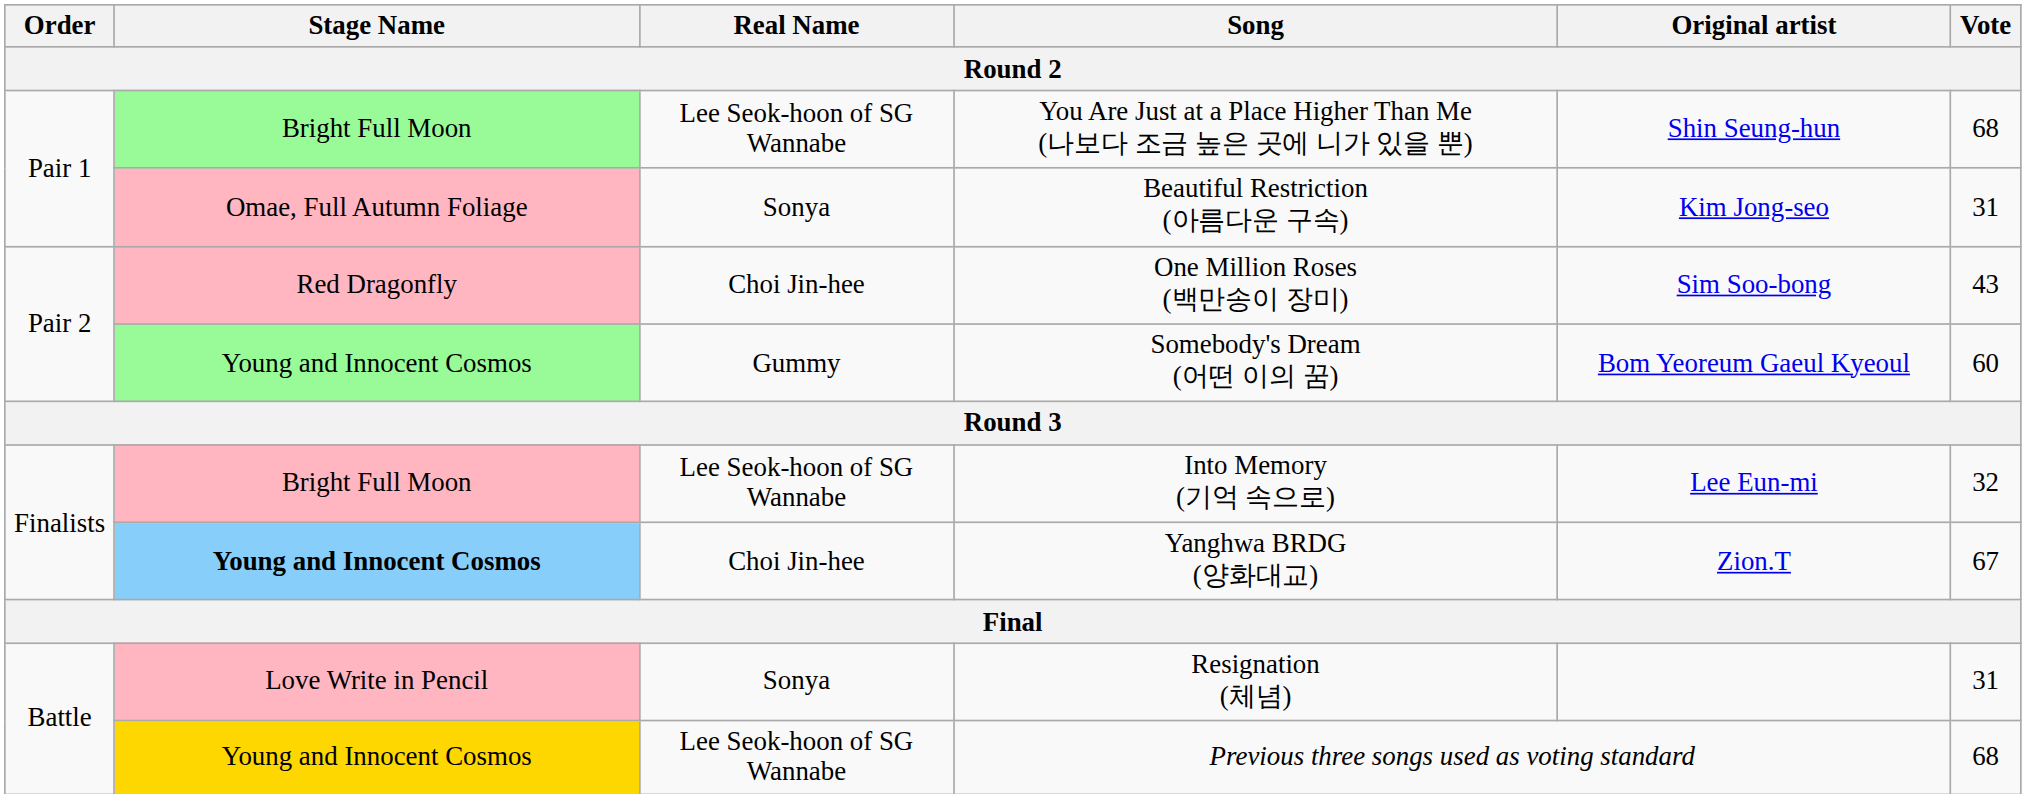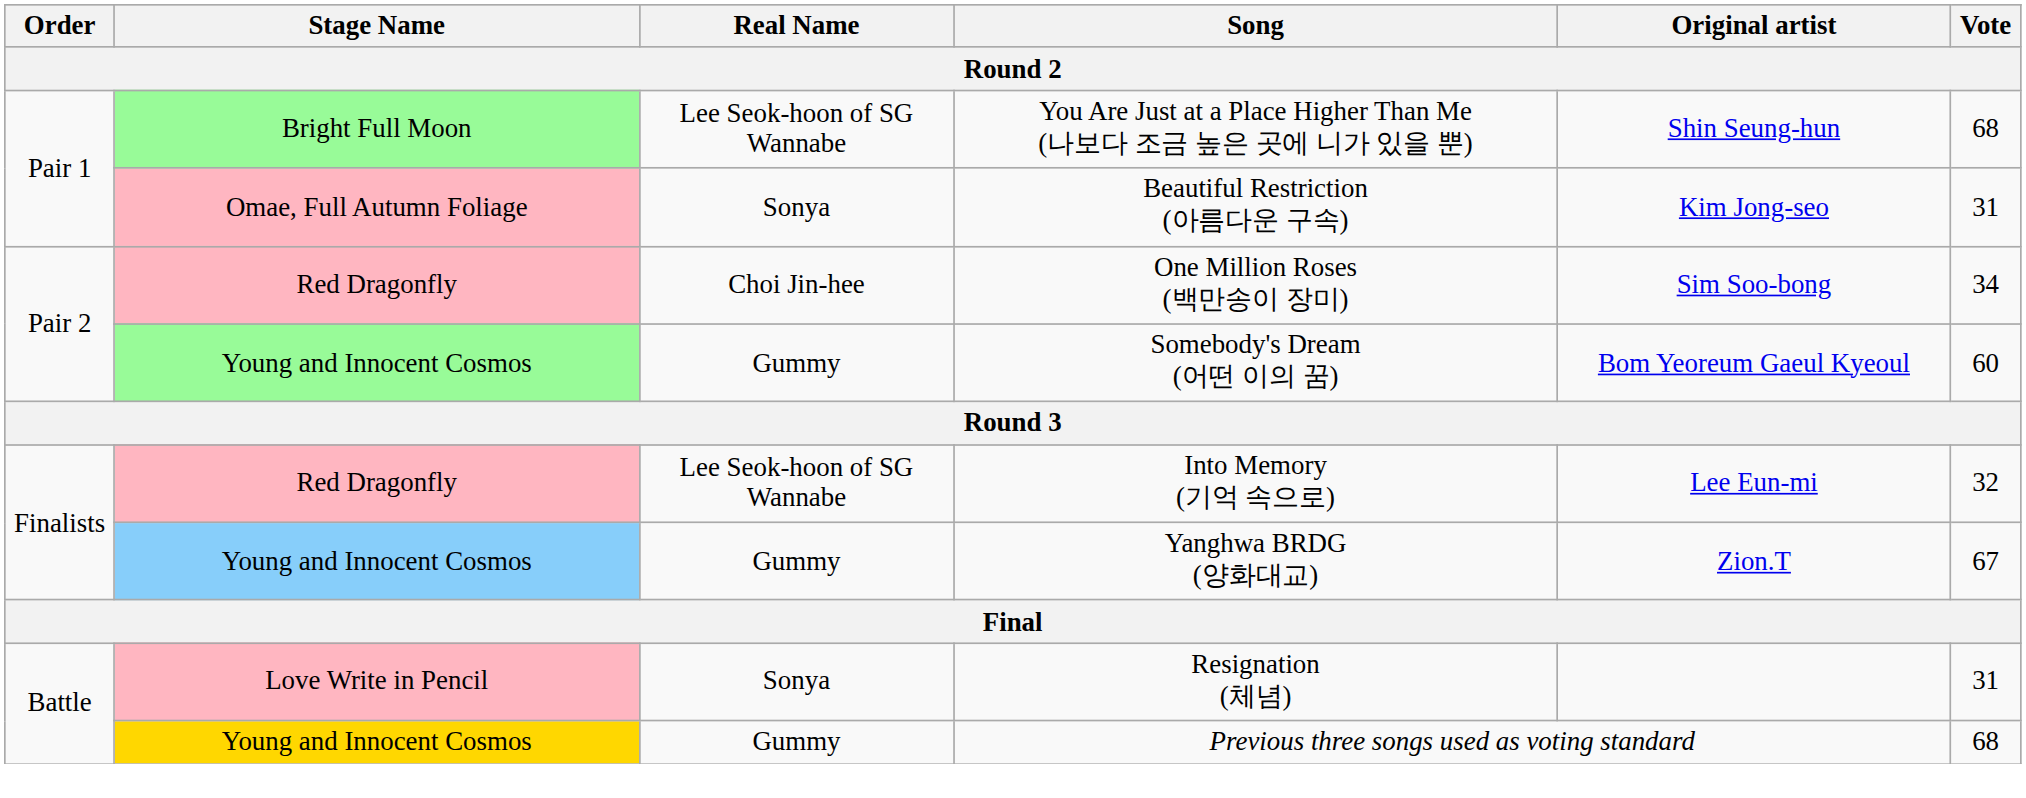(1986, 284) 43 -> (1986, 284) 34
(377, 482) Bright Full Moon -> (377, 482) Red Dragonfly
(377, 560) bold -> (377, 560) normal
(796, 560) Choi Jin-hee -> (796, 560) Gummy
(796, 756) Lee Seok-hoon of SG Wannabe -> (796, 741) Gummy
